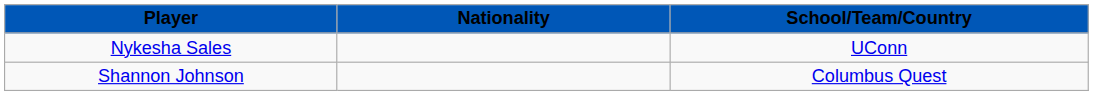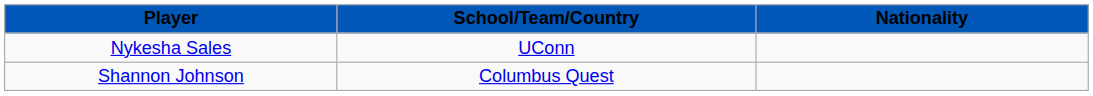columns swapped: (504, 18) <-> (879, 18)
